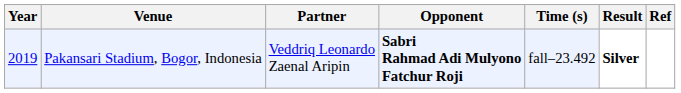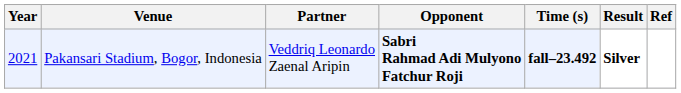(23, 58) 2019 -> (23, 58) 2021
(562, 58) normal -> (562, 58) bold
